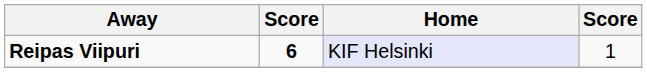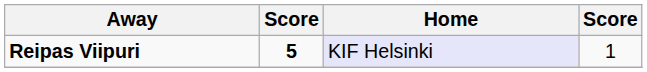(292, 51) 6 -> (292, 51) 5
